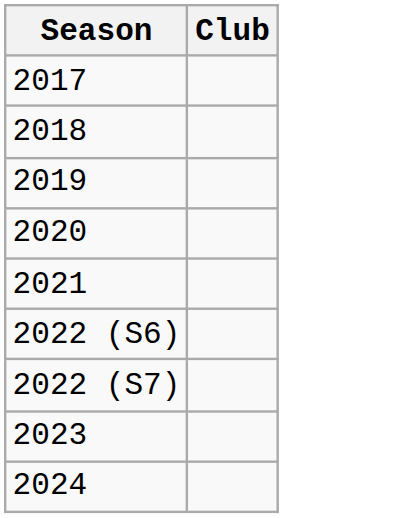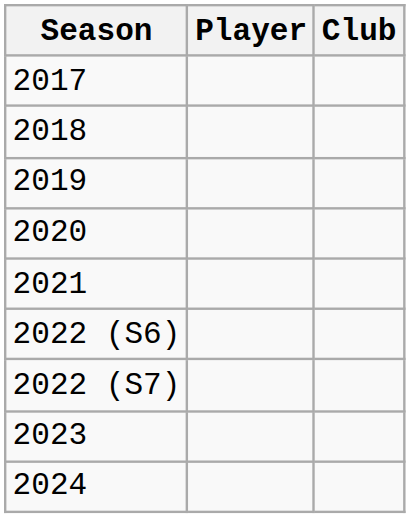+ column: (251, 31)
